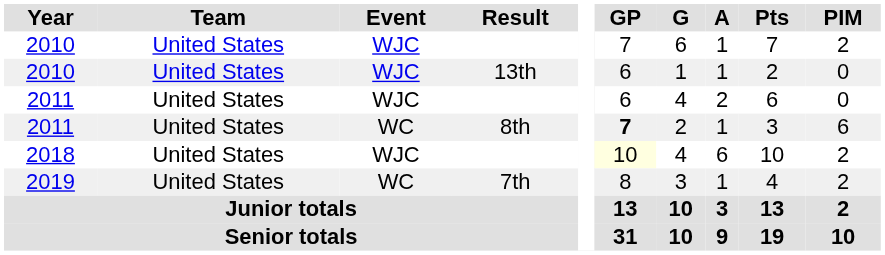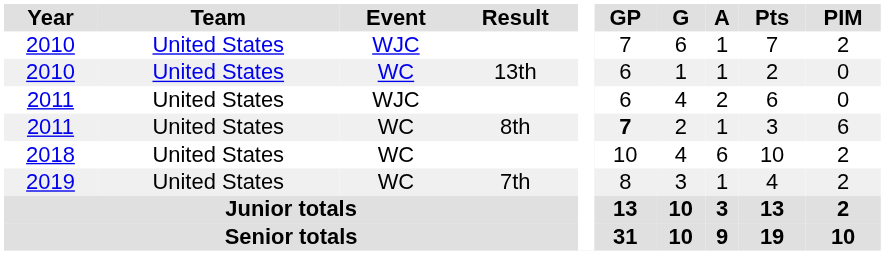(396, 72) WJC -> (396, 72) WC
(396, 154) WJC -> (396, 154) WC
(625, 154) lightyellow background -> (625, 154) no background
